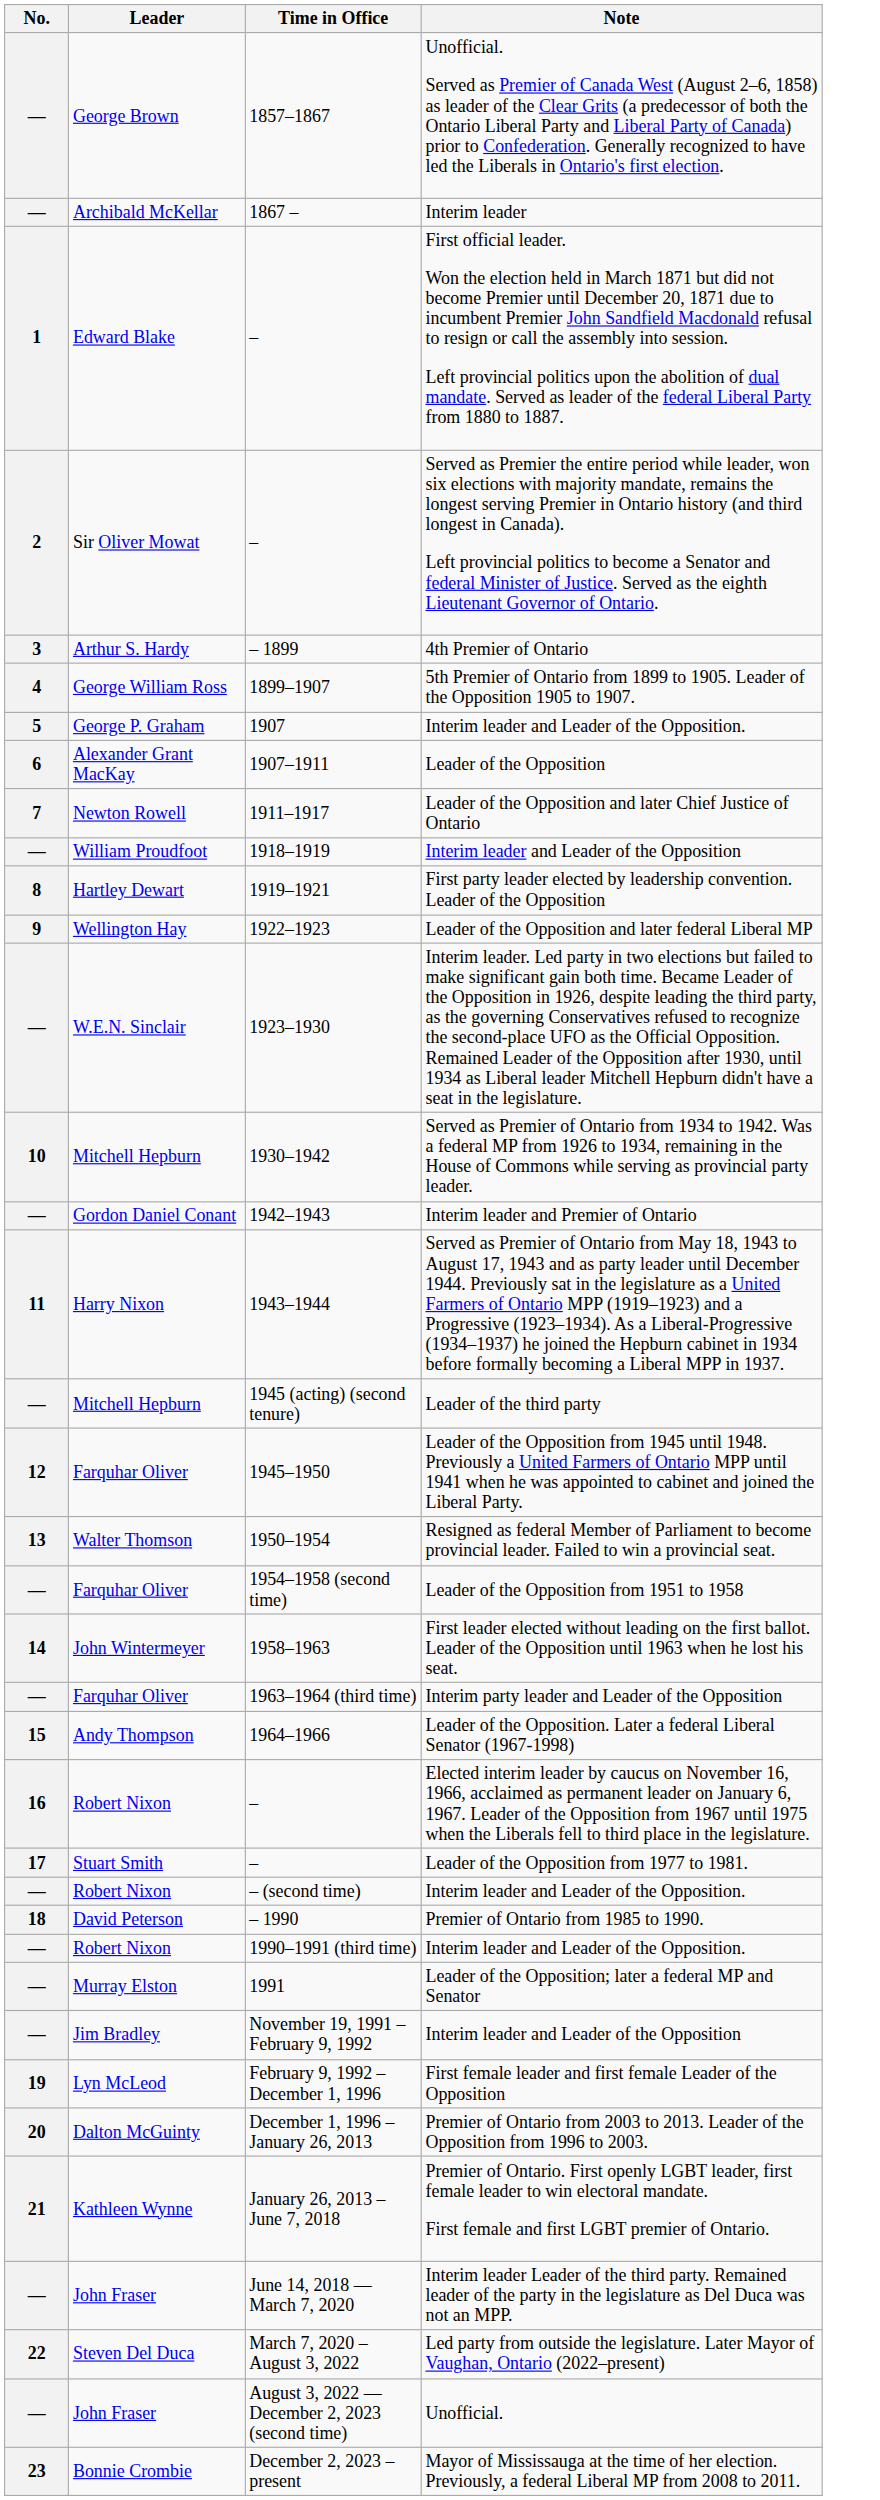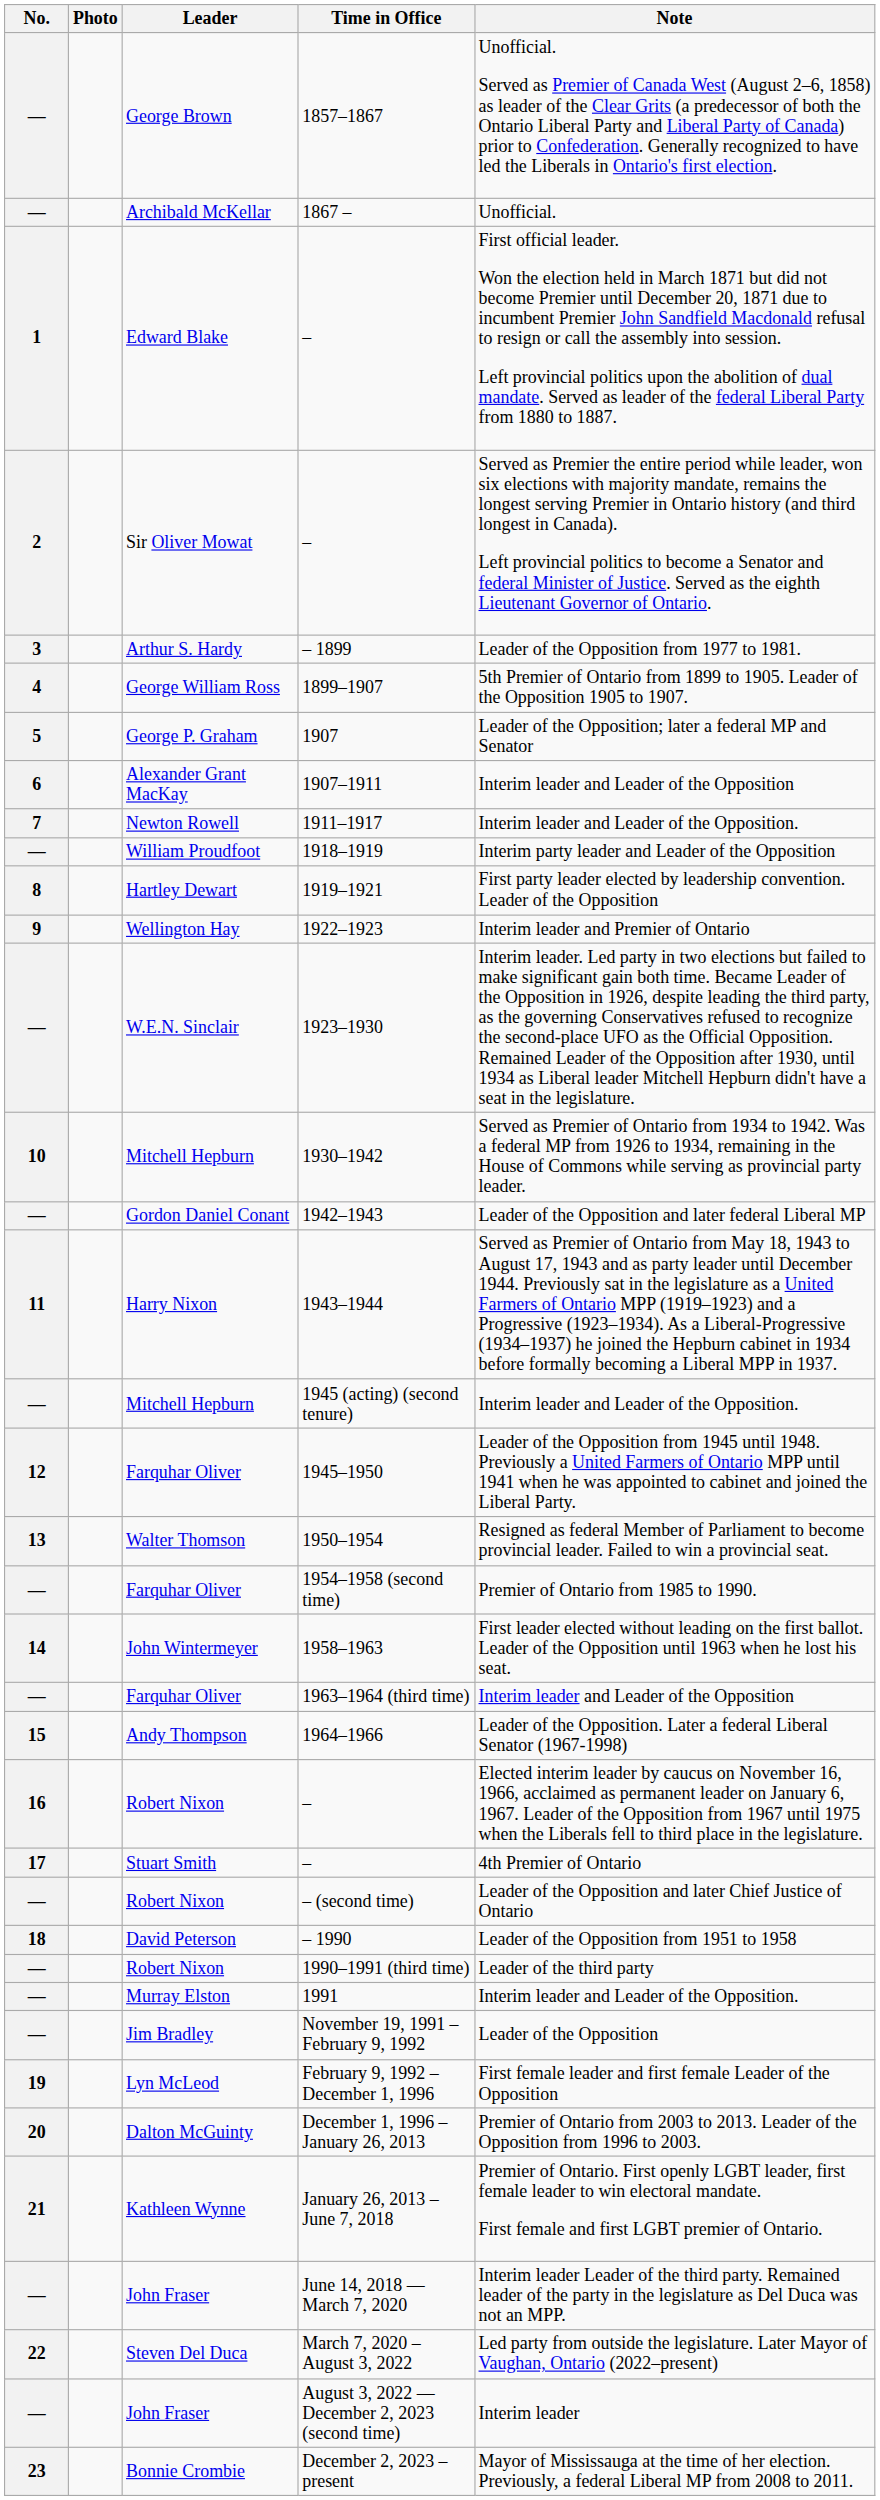+ column: (95, 18)
(476, 212) Interim leader -> (517, 212) Unofficial.
(507, 649) 4th Premier of Ontario -> (640, 649) Leader of the Opposition from 1977 to 1981.
(585, 726) Interim leader and Leader of the Opposition. -> (652, 736) Leader of the Opposition; later a federal MP and Senator
(515, 764) Leader of the Opposition -> (636, 784) Interim leader and Leader of the Opposition
(607, 813) Leader of the Opposition and later Chief Justice of Ontario -> (639, 823) Interim leader and Leader of the Opposition.
(583, 851) Interim leader and Leader of the Opposition -> (657, 851) Interim party leader and Leader of the Opposition
(619, 928) Leader of the Opposition and later federal Liberal MP -> (614, 928) Interim leader and Premier of Ontario
(561, 1215) Interim leader and Premier of Ontario -> (672, 1215) Leader of the Opposition and later federal Liberal MP
(513, 1403) Leader of the third party -> (639, 1403) Interim leader and Leader of the Opposition.
(584, 1589) Leader of the Opposition from 1951 to 1958 -> (618, 1589) Premier of Ontario from 1985 to 1990.
(604, 1696) Interim party leader and Leader of the Opposition -> (636, 1696) Interim leader and Leader of the Opposition
(587, 1862) Leader of the Opposition from 1977 to 1981. -> (560, 1862) 4th Premier of Ontario
(585, 1891) Interim leader and Leader of the Opposition. -> (660, 1901) Leader of the Opposition and later Chief Justice of Ontario
(565, 1919) Premier of Ontario from 1985 to 1990. -> (638, 1939) Leader of the Opposition from 1951 to 1958
(585, 1947) Interim leader and Leader of the Opposition. -> (566, 1968) Leader of the third party
(599, 1986) Leader of the Opposition; later a federal MP and Senator -> (639, 1996) Interim leader and Leader of the Opposition.
(583, 2034) Interim leader and Leader of the Opposition -> (568, 2034) Leader of the Opposition
(464, 2412) Unofficial. -> (529, 2412) Interim leader
